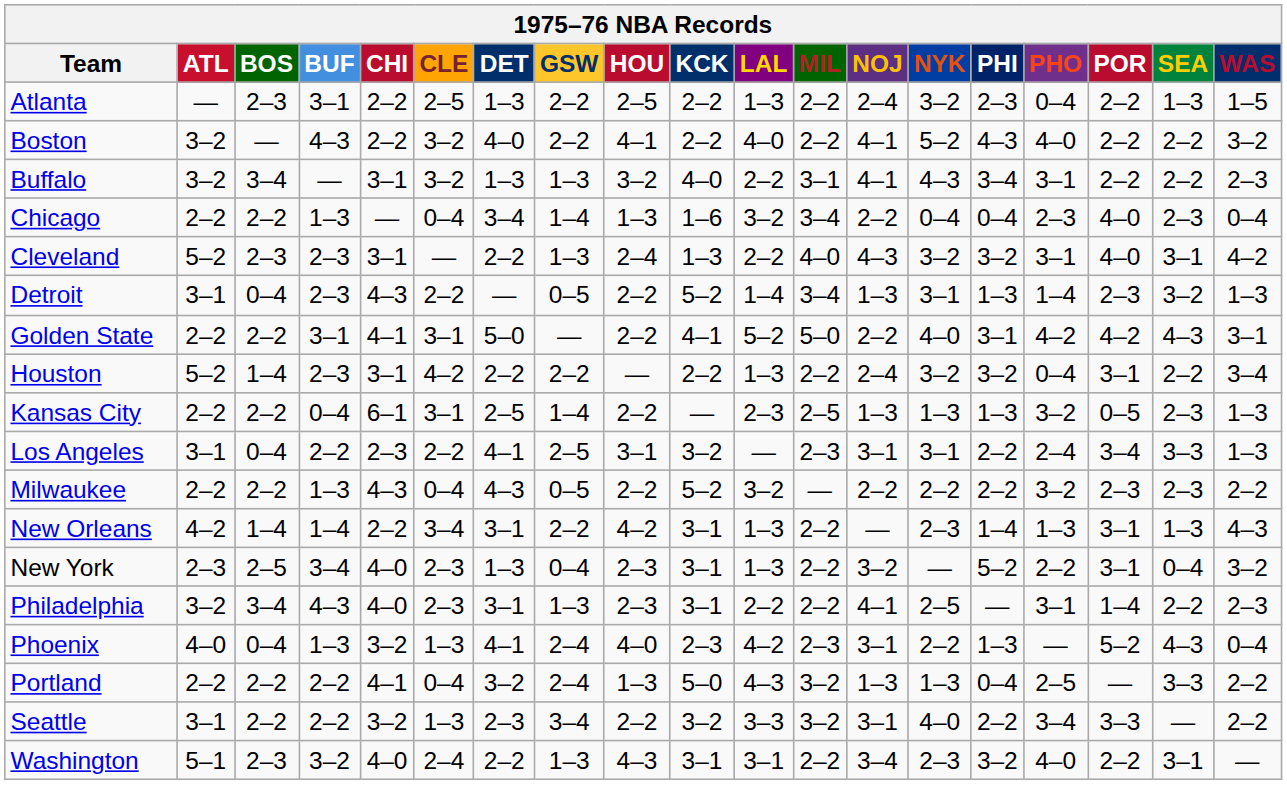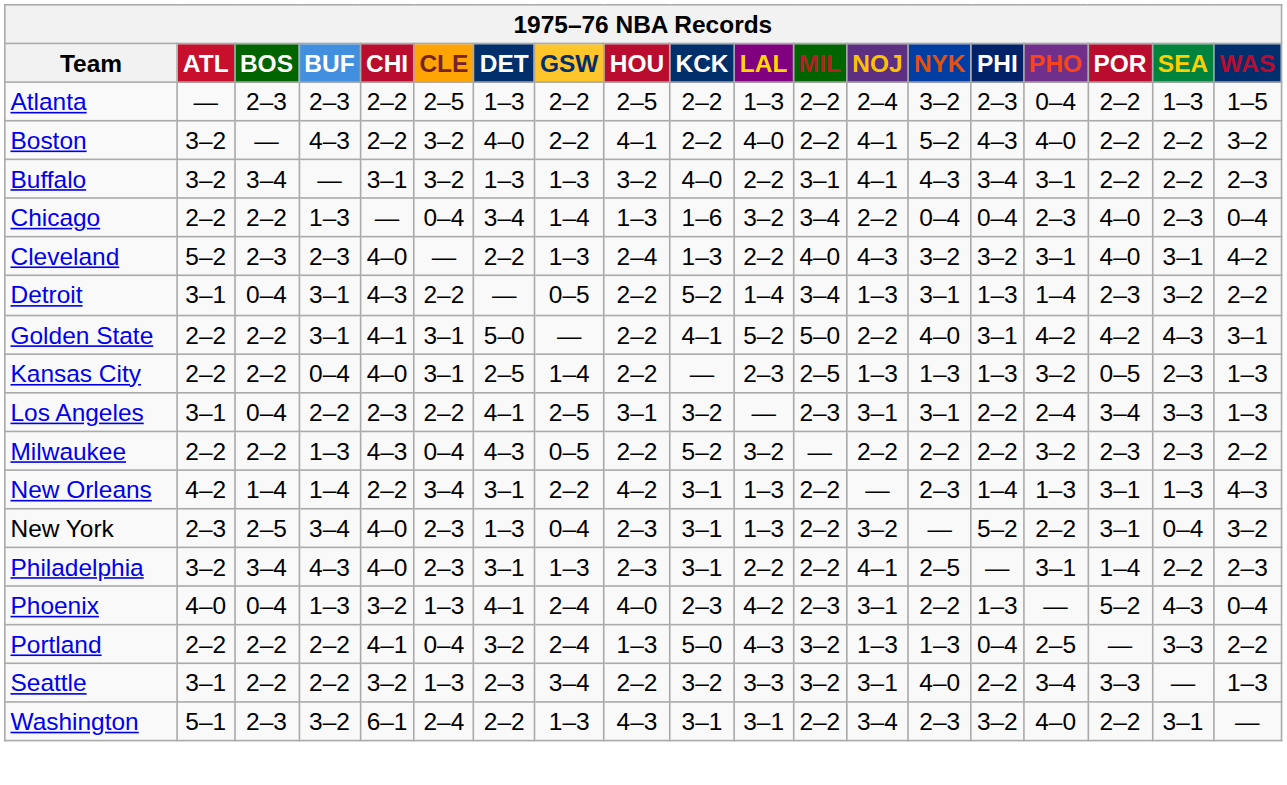(329, 102) 3–1 -> (329, 102) 2–3
(387, 257) 3–1 -> (387, 257) 4–0
(329, 296) 2–3 -> (329, 296) 3–1
(1247, 296) 1–3 -> (1247, 296) 2–2
- row: (56, 373)
(387, 412) 6–1 -> (387, 373) 4–0
(1247, 722) 2–2 -> (1247, 683) 1–3
(387, 760) 4–0 -> (387, 722) 6–1
